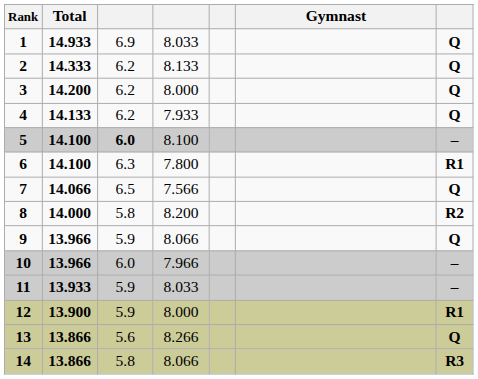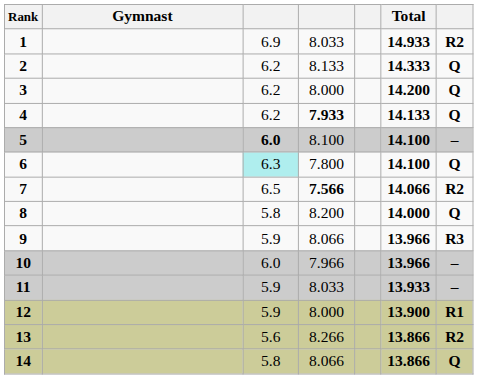columns swapped: (336, 16) <-> (70, 16)
(455, 41) Q -> (455, 41) R2
(181, 115) normal -> (326, 115) bold
(125, 164) no background -> (271, 164) paleturquoise background
(455, 164) R1 -> (455, 164) Q
(181, 189) normal -> (326, 189) bold
(455, 189) Q -> (455, 189) R2
(455, 213) R2 -> (455, 213) Q
(455, 238) Q -> (455, 238) R3
(455, 336) Q -> (455, 336) R2
(455, 361) R3 -> (455, 361) Q
